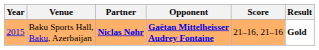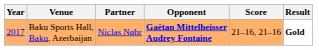(16, 32) 2015 -> (16, 32) 2017
(121, 32) bold -> (120, 32) normal
